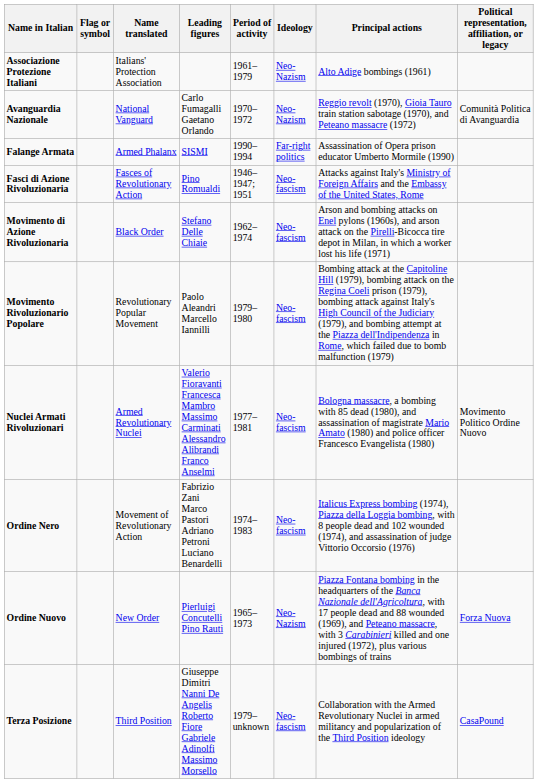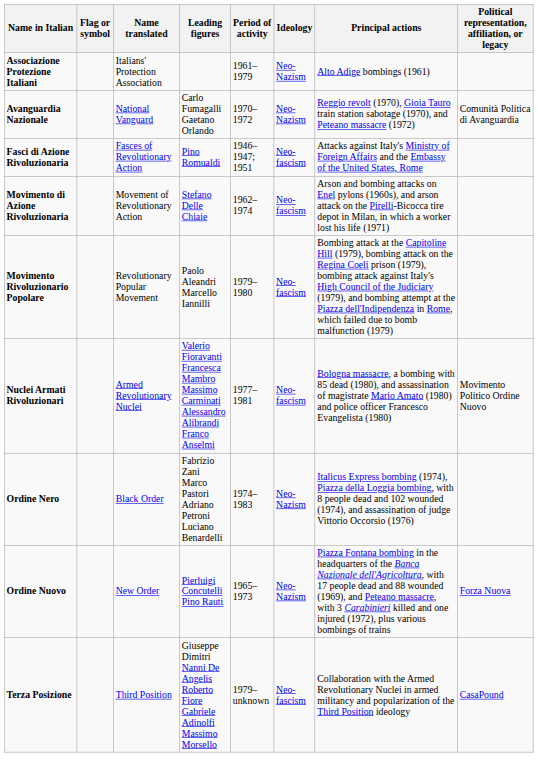- row: (40, 152)
(140, 232) Black Order -> (144, 205) Movement of Revolutionary Action
(144, 525) Movement of Revolutionary Action -> (140, 499) Black Order
(291, 525) Neo-fascism -> (291, 499) Neo-Nazism
